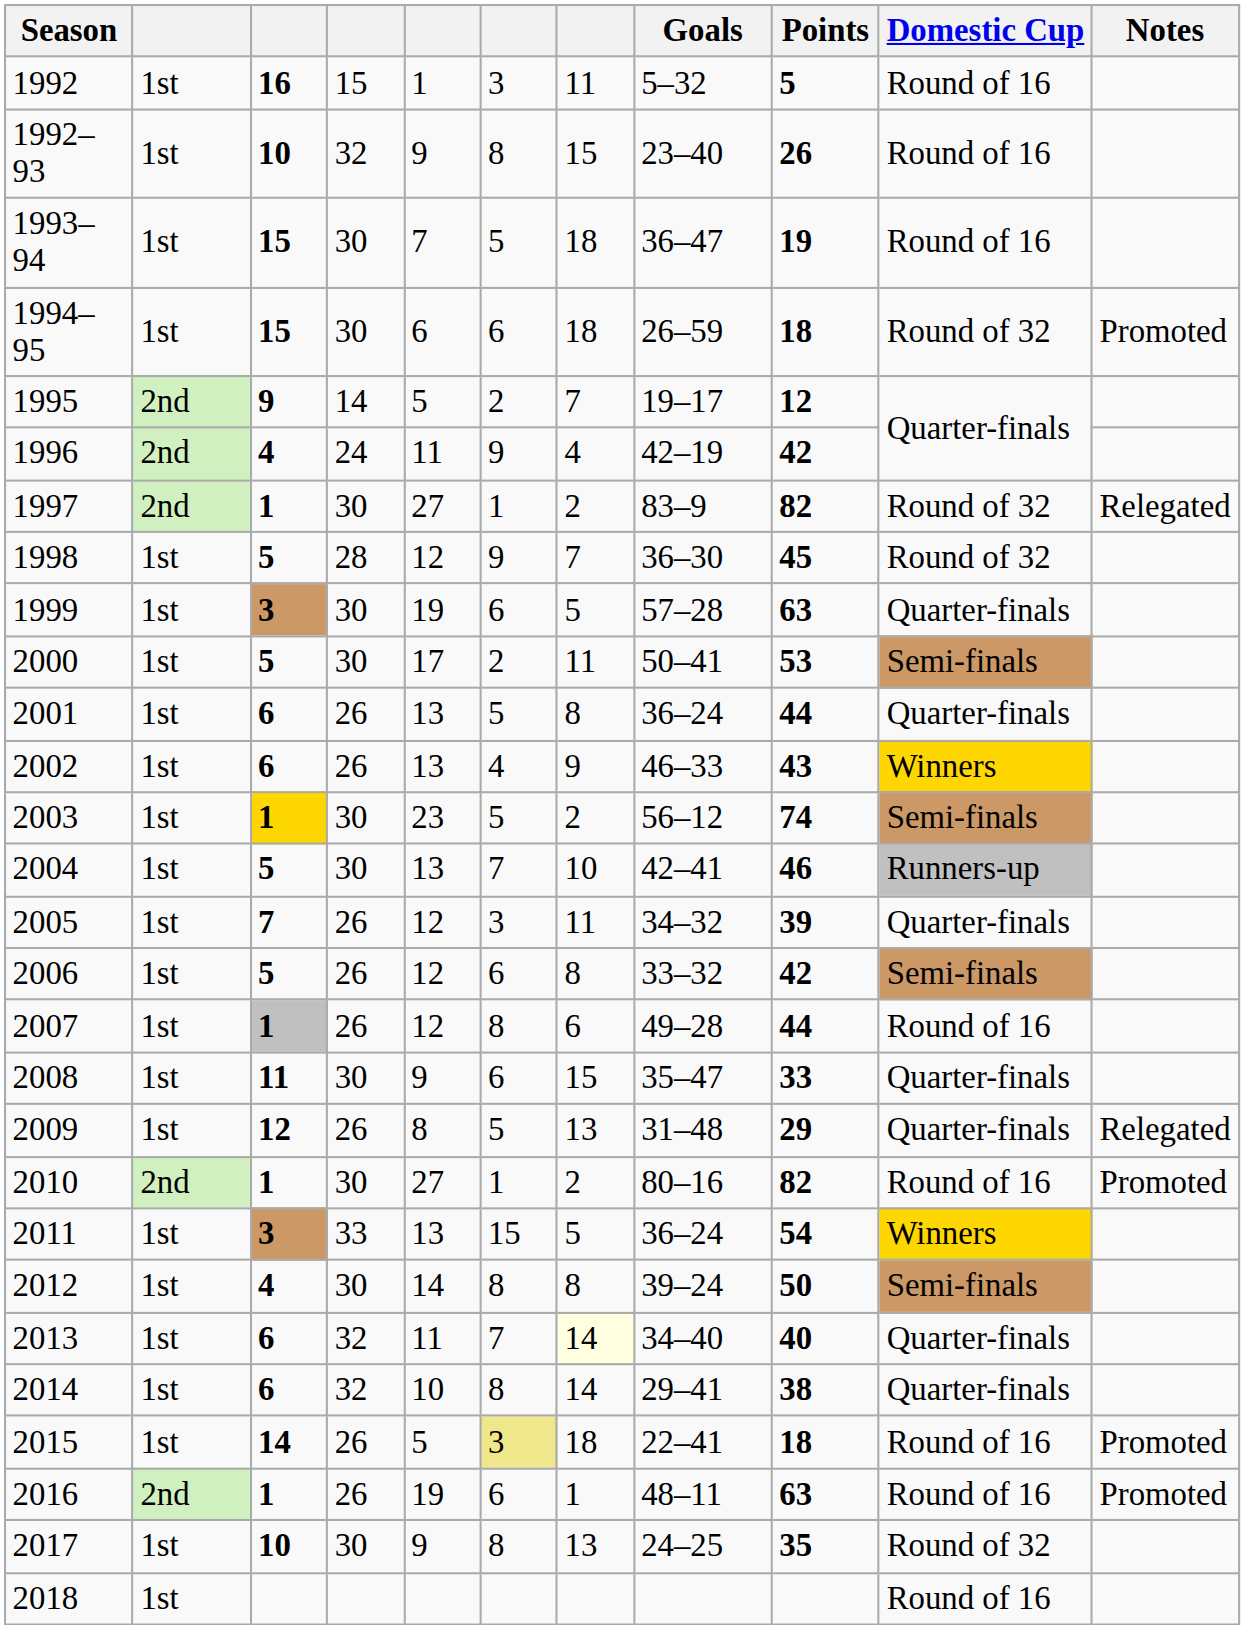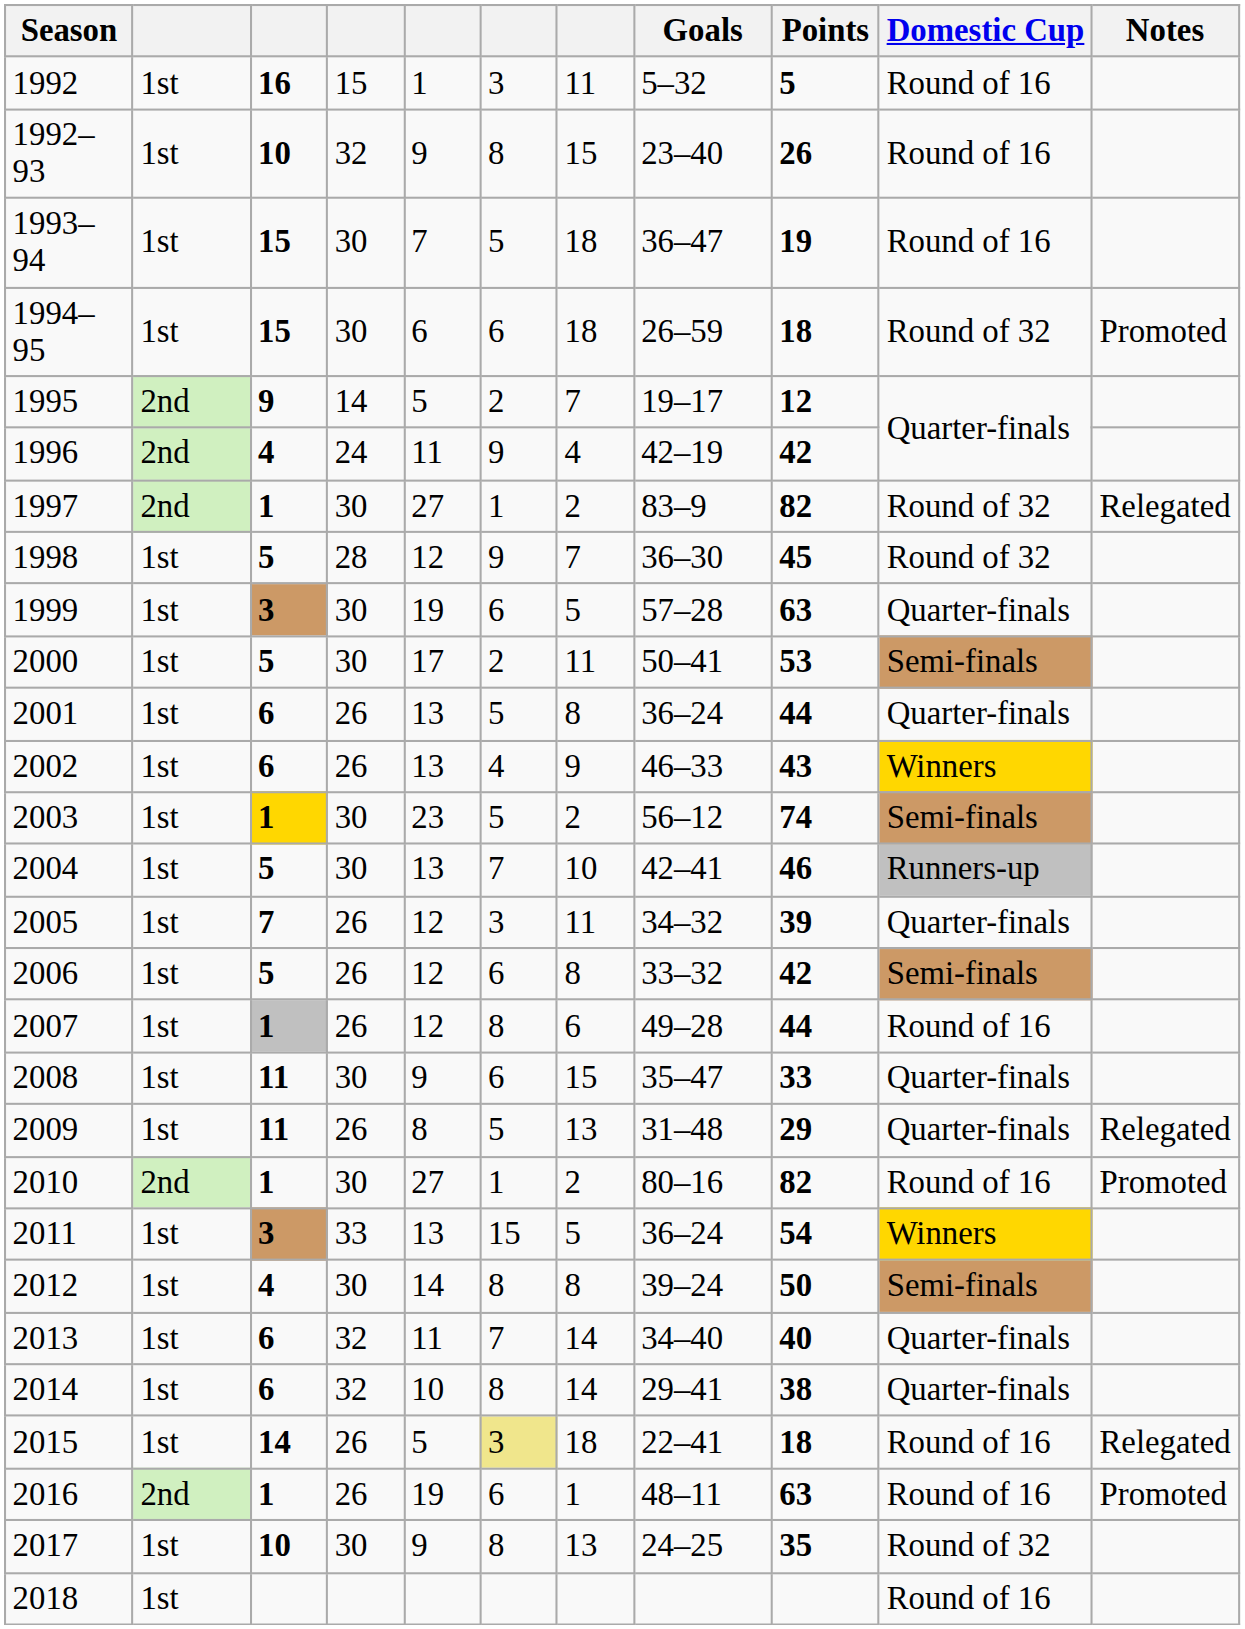(274, 1129) 12 -> (274, 1129) 11
(581, 1337) lightyellow background -> (581, 1337) no background
(1163, 1441) Promoted -> (1165, 1441) Relegated
